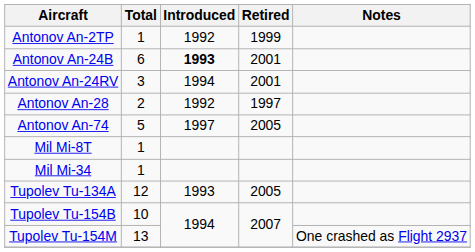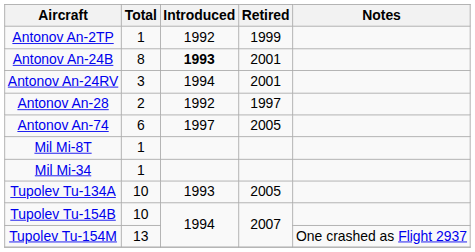(141, 59) 6 -> (141, 59) 8
(141, 125) 5 -> (141, 125) 6
(141, 192) 12 -> (141, 192) 10
